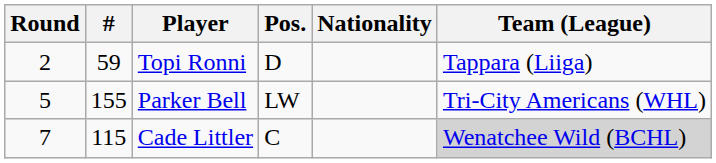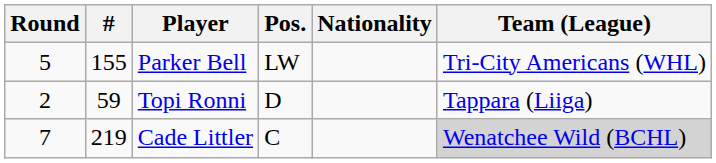rows swapped: (192, 61) <-> (192, 99)
(109, 137) 115 -> (109, 137) 219
